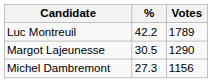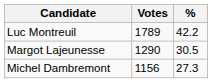columns swapped: (187, 13) <-> (149, 13)
